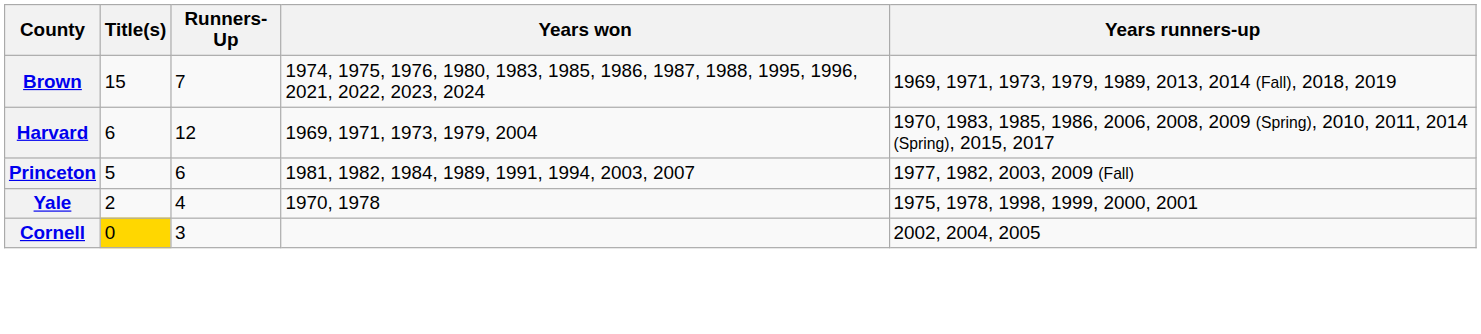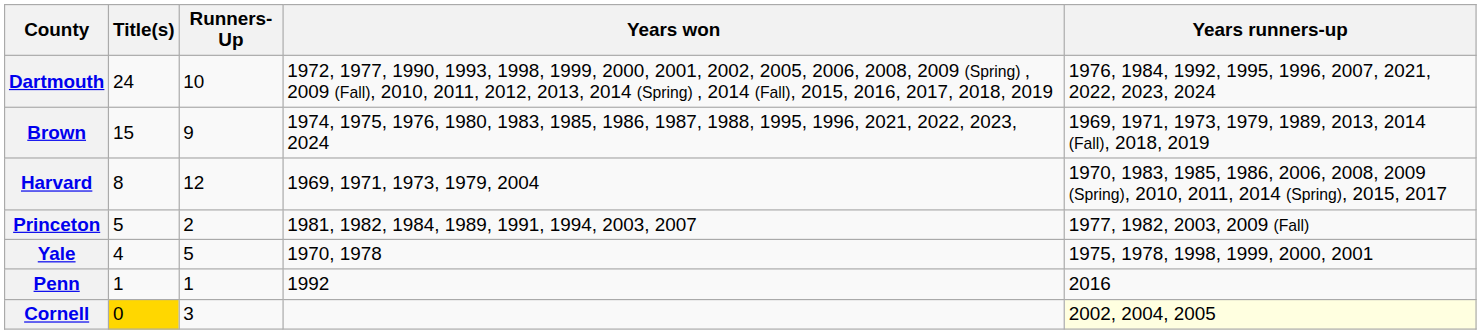+ row: (57, 81)
(180, 81) 7 -> (189, 132) 9
(110, 132) 6 -> (118, 183) 8
(180, 173) 6 -> (189, 224) 2
(110, 202) 2 -> (118, 254) 4
(180, 202) 4 -> (189, 254) 5
+ row: (57, 284)
(967, 232) no background -> (1142, 314) lightyellow background
